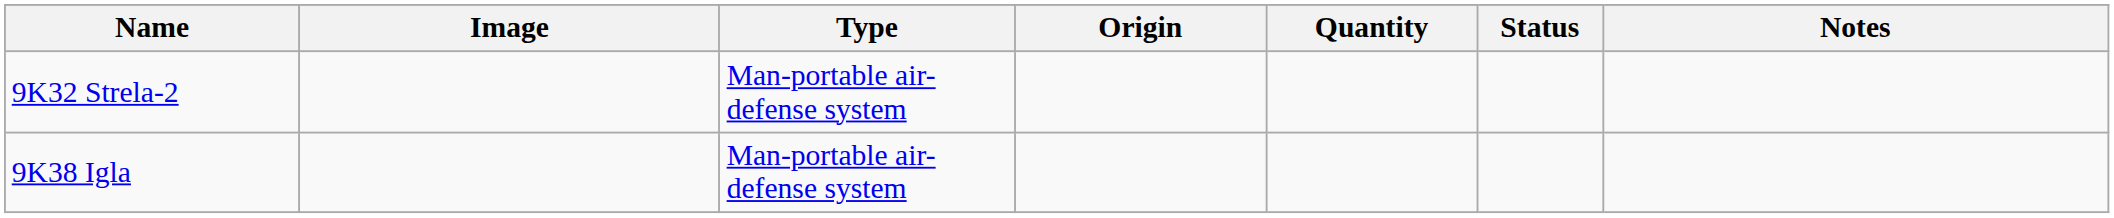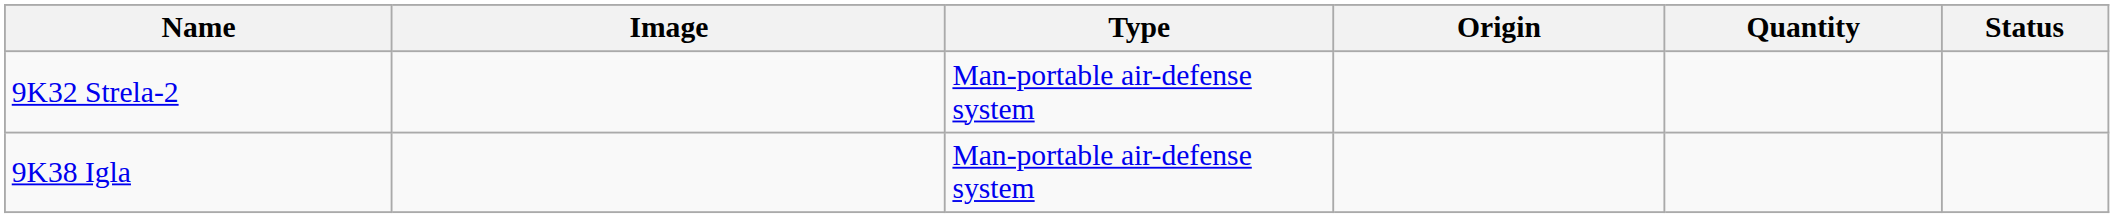- column: (1855, 27)
